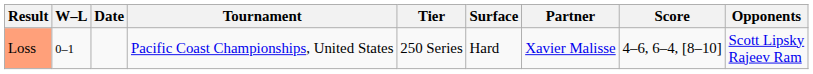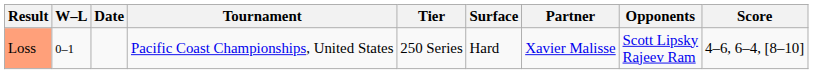columns swapped: (766, 16) <-> (672, 16)
